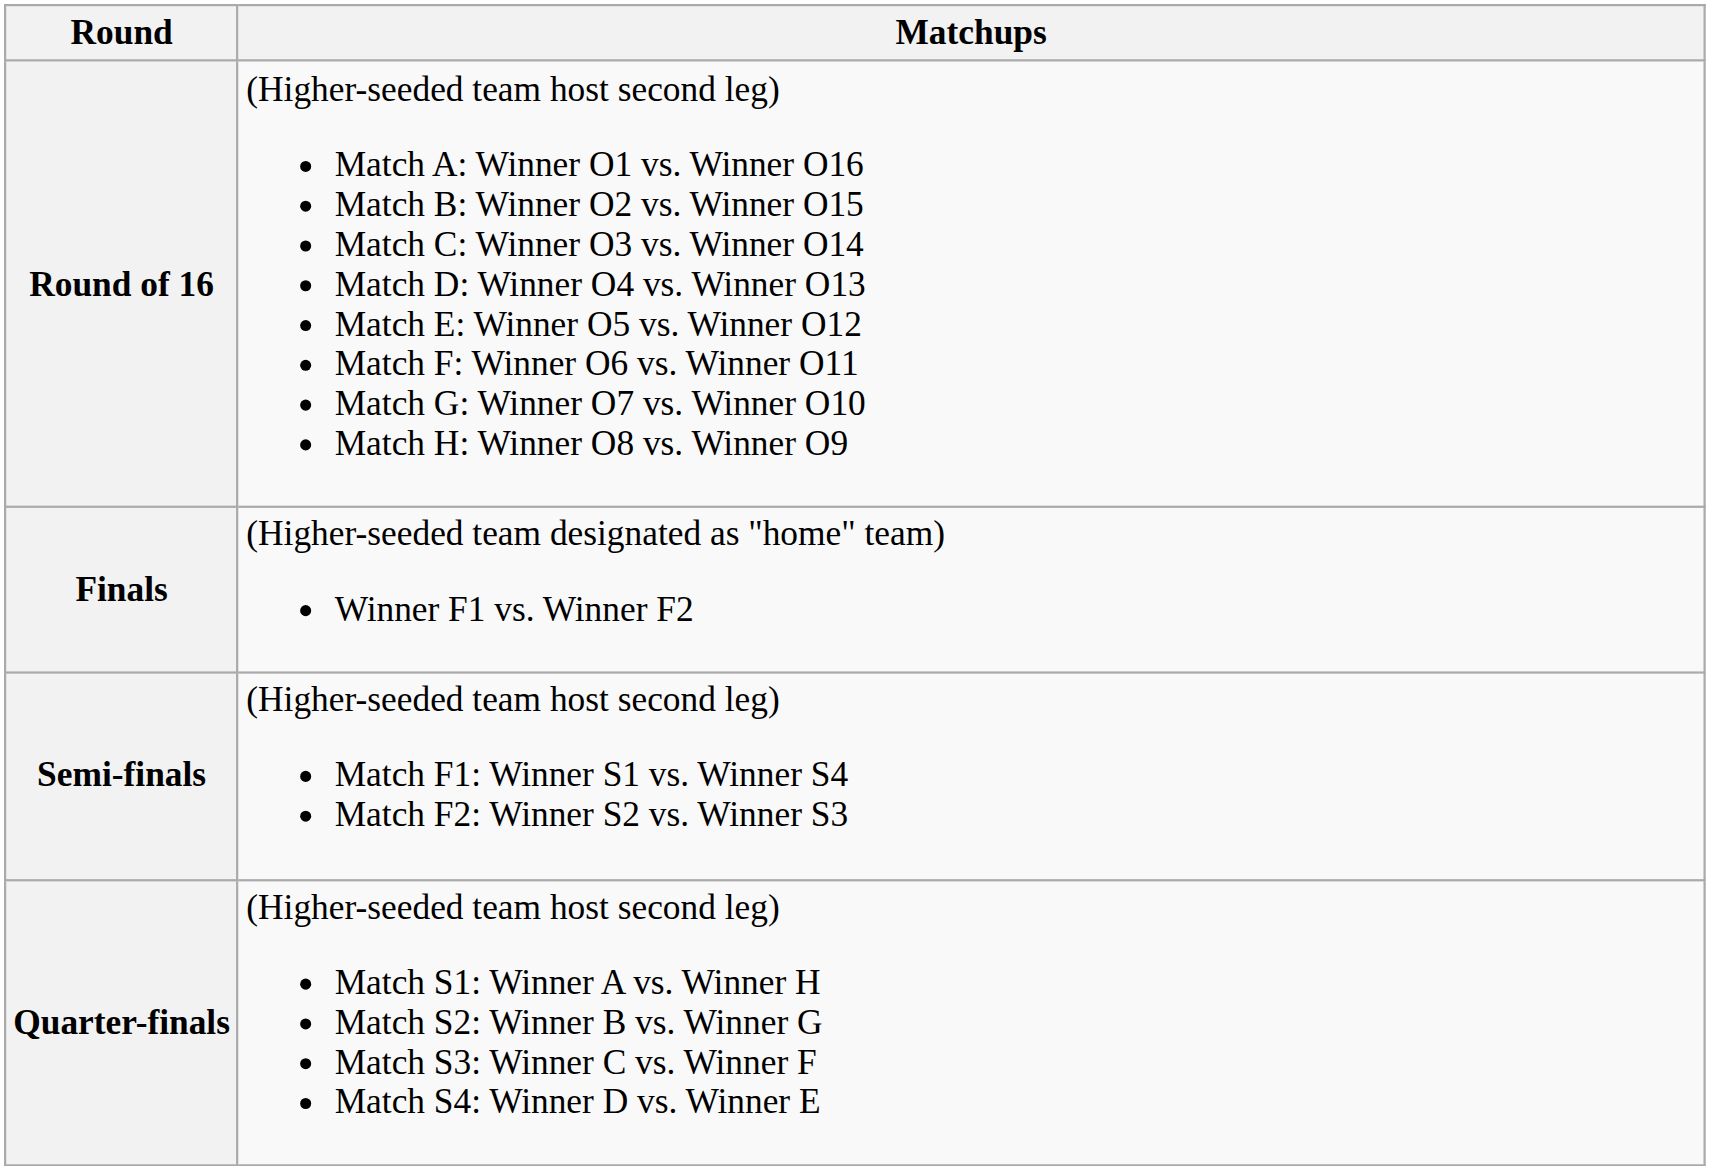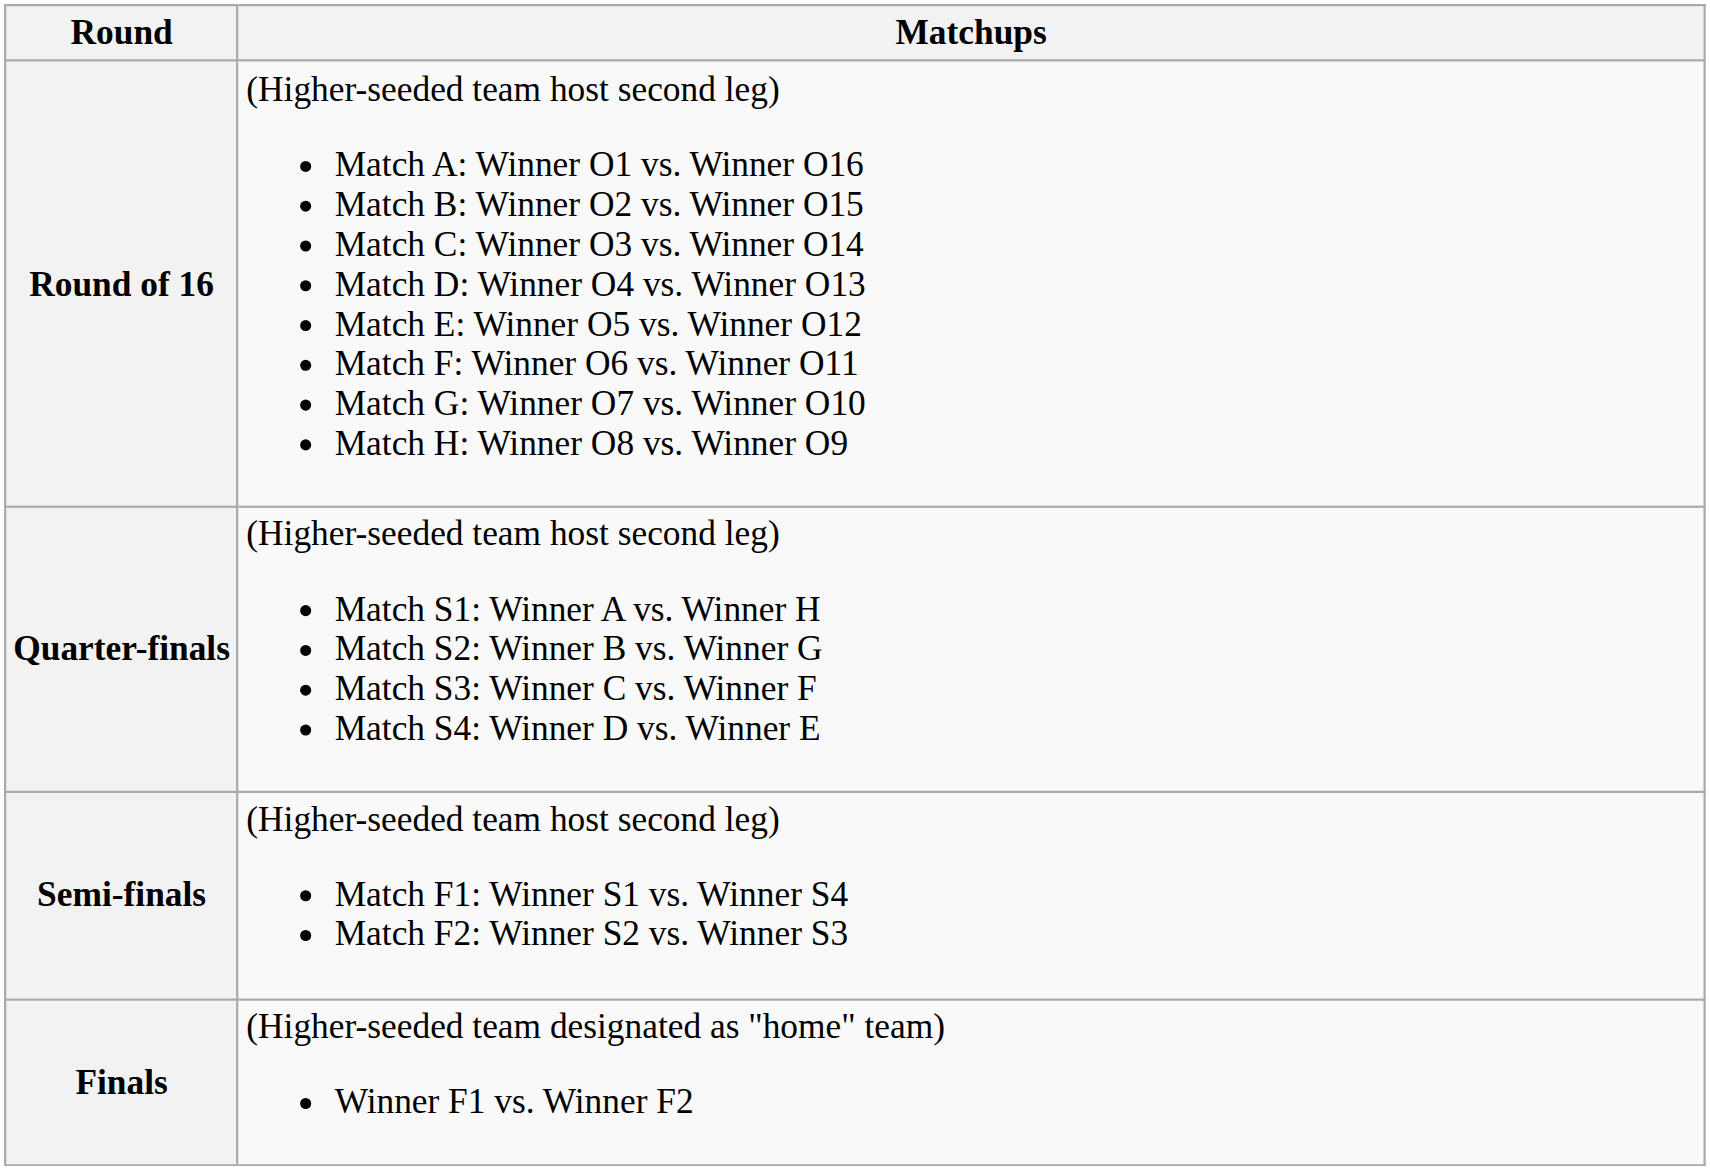rows swapped: (122, 1021) <-> (122, 588)
